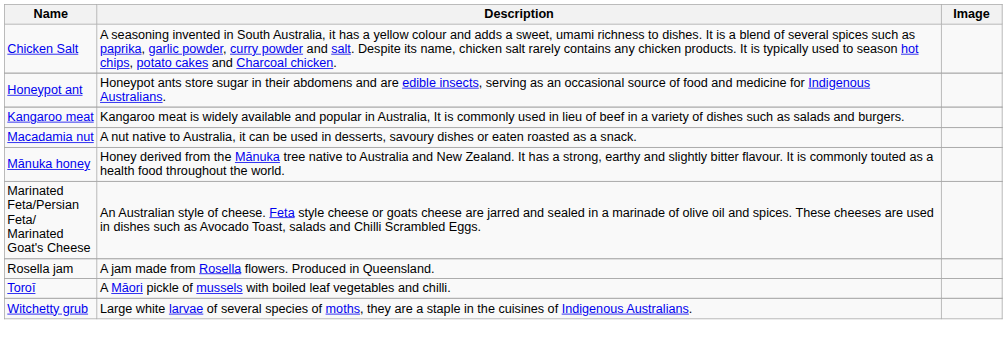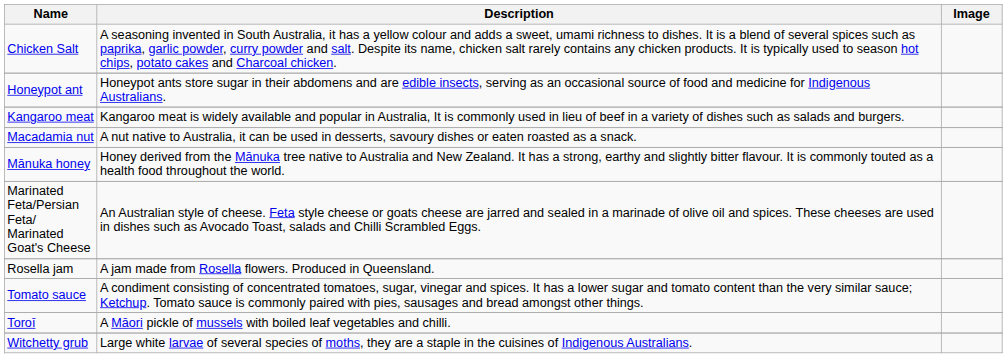+ row: (47, 295)
